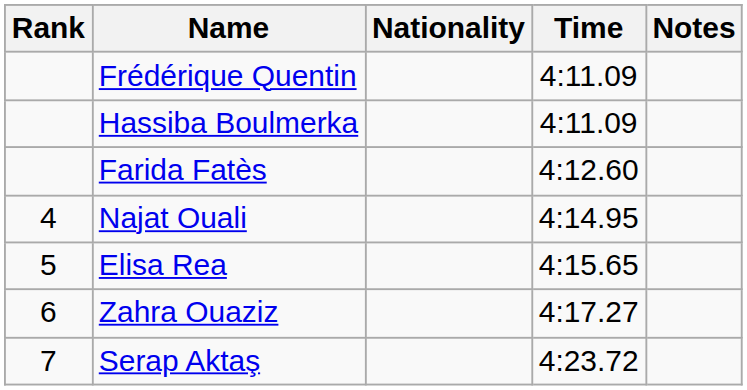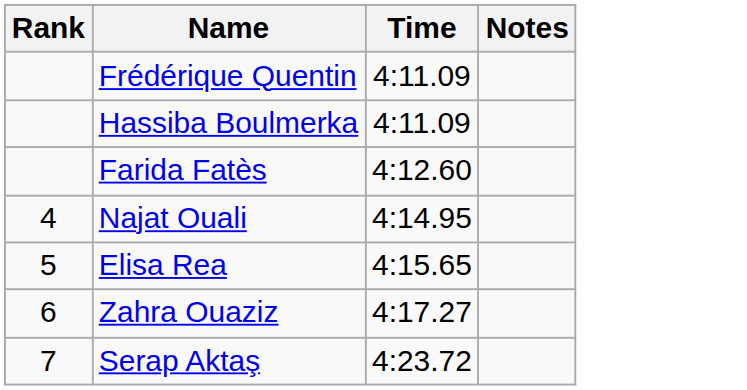- column: (448, 28)
